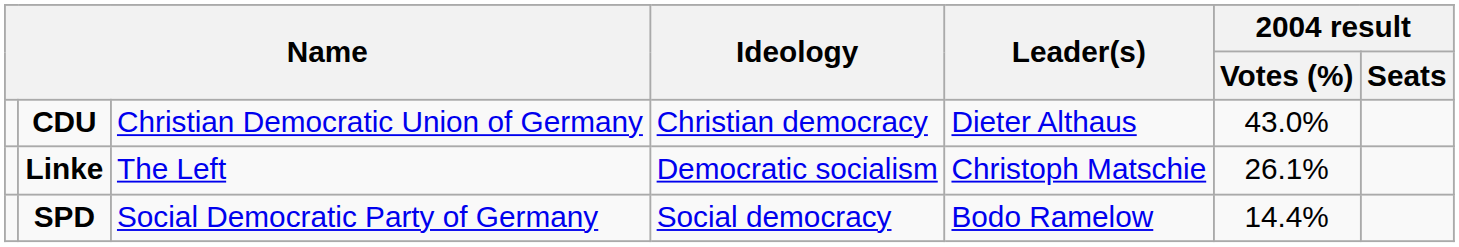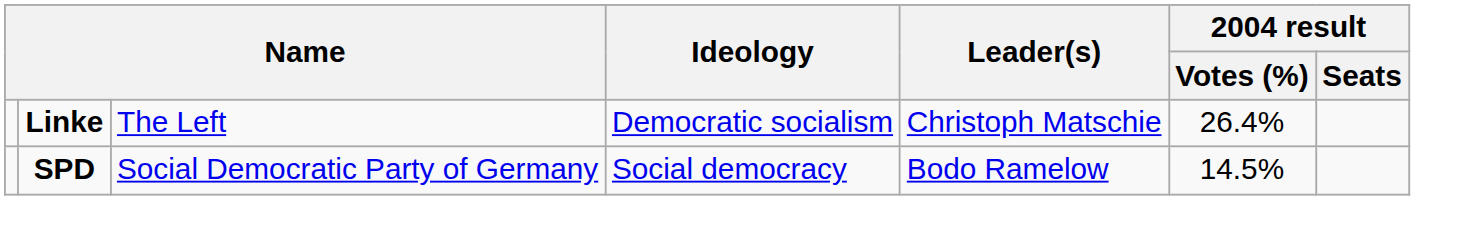- row: (64, 122)
(1287, 169) 26.1% -> (1242, 122) 26.4%
(1287, 216) 14.4% -> (1242, 169) 14.5%
